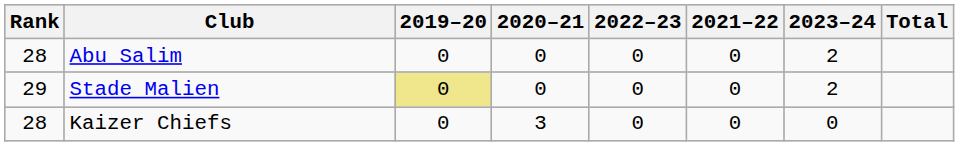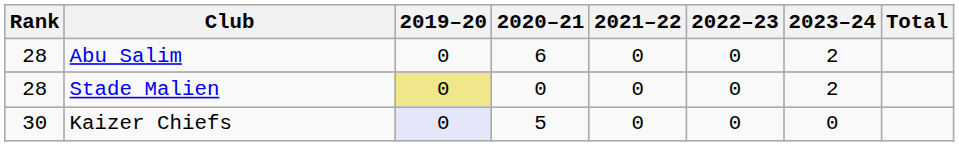columns swapped: (735, 22) <-> (638, 22)
(540, 56) 0 -> (540, 56) 6
(35, 90) 29 -> (35, 90) 28
(35, 123) 28 -> (35, 123) 30
(443, 123) no background -> (443, 123) lavender background
(540, 123) 3 -> (540, 123) 5
